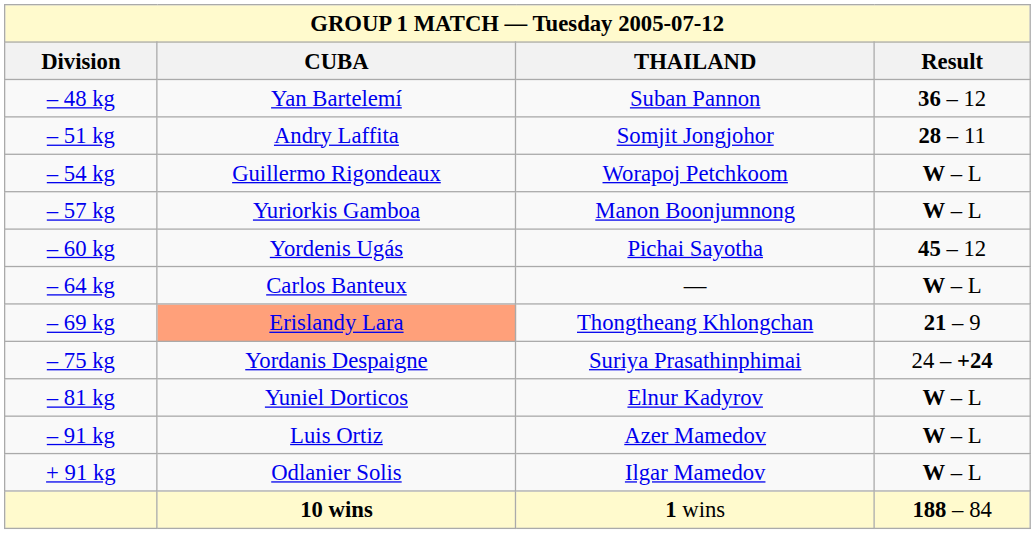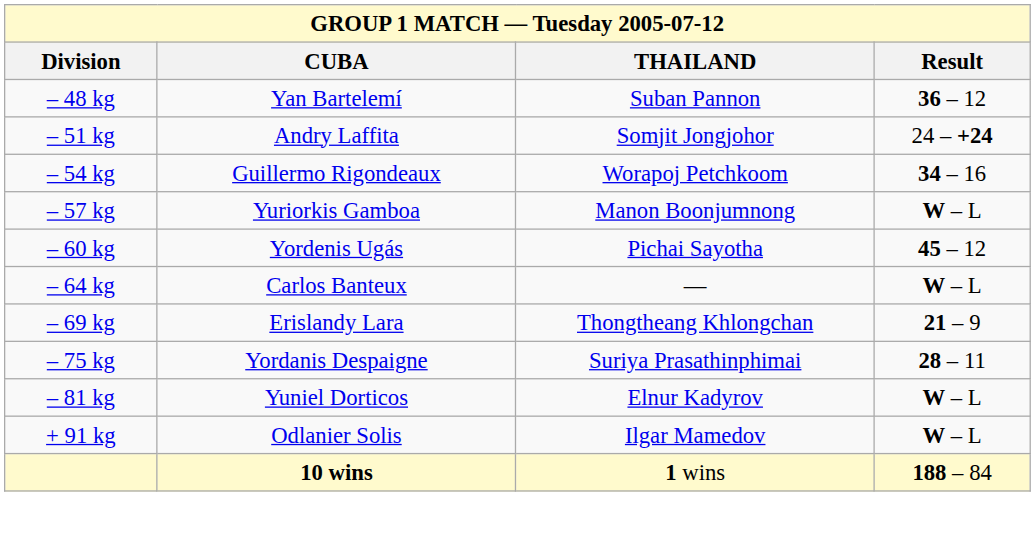(952, 135) 28 – 11 -> (952, 135) 24 – +24
(952, 172) W – L -> (952, 172) 34 – 16
(336, 322) lightsalmon background -> (336, 322) no background
(952, 359) 24 – +24 -> (952, 359) 28 – 11
- row: (81, 434)
